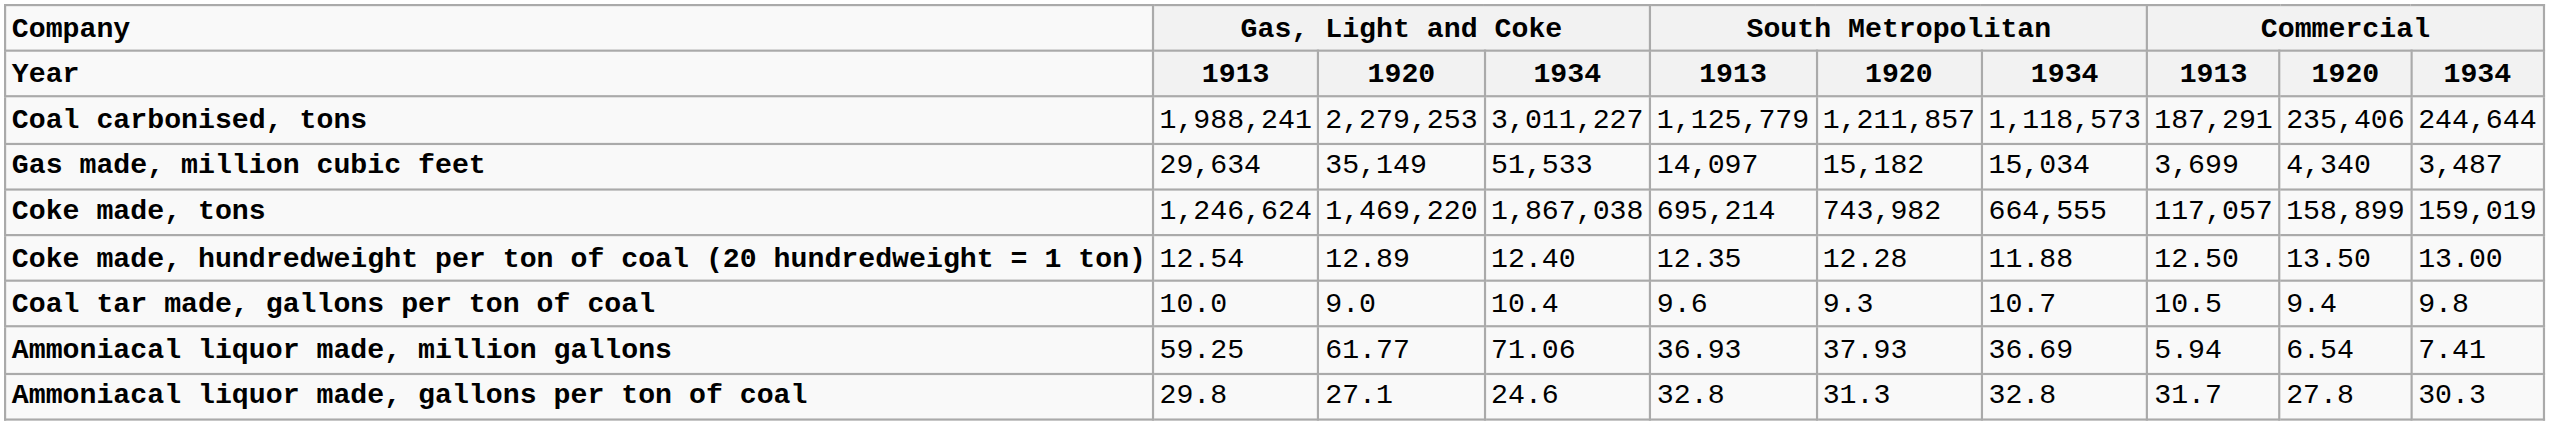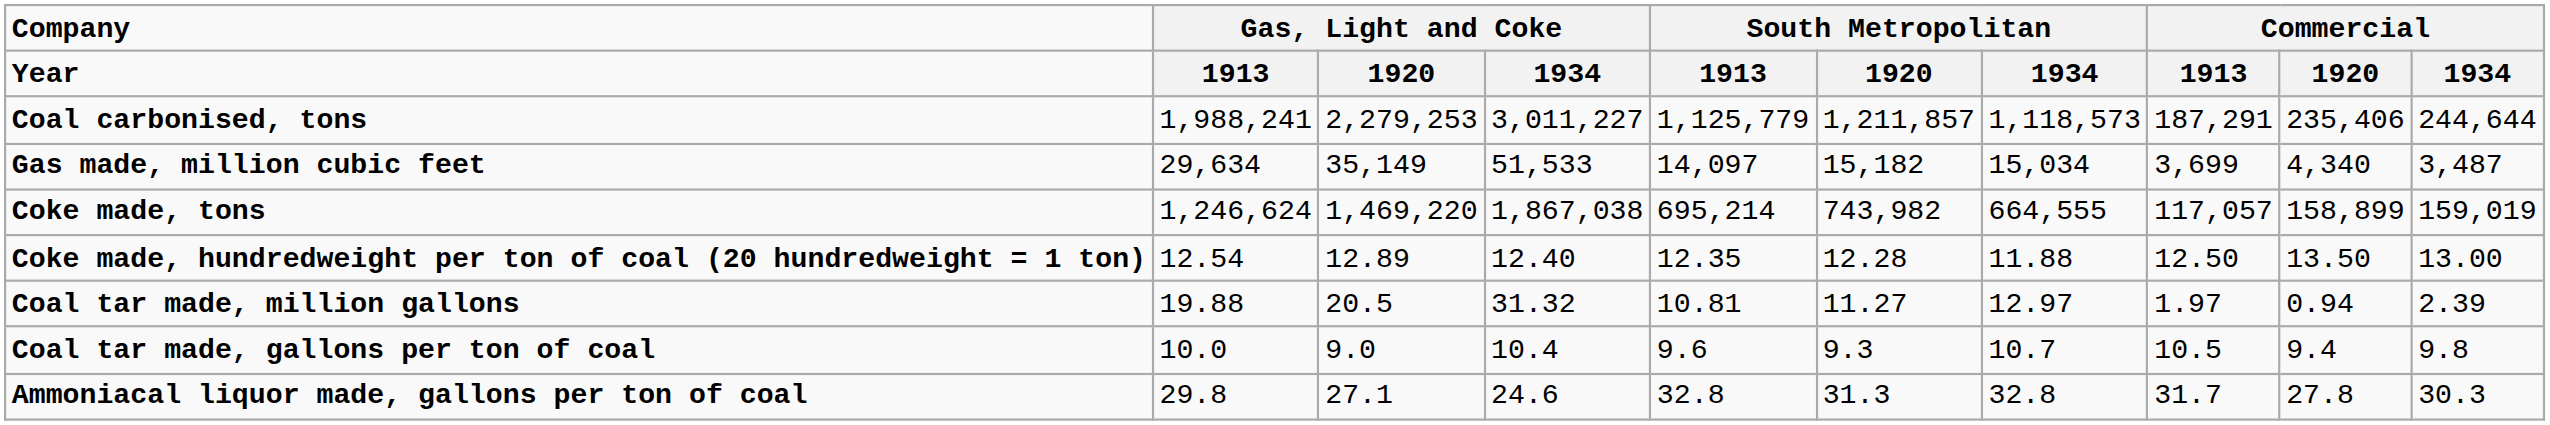+ row: (266, 304)
- row: (342, 350)
